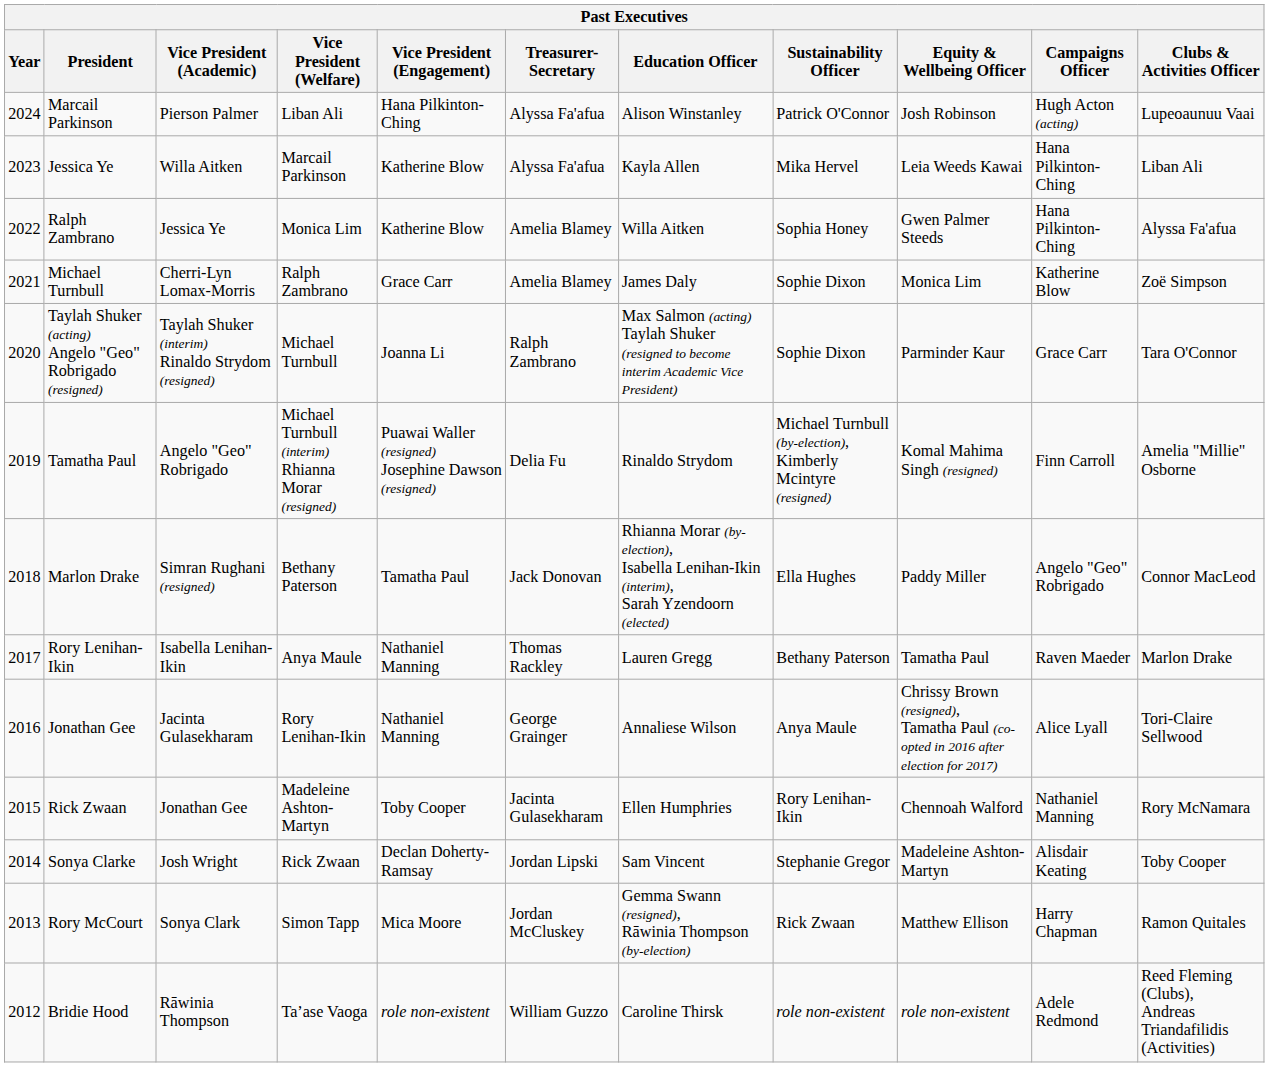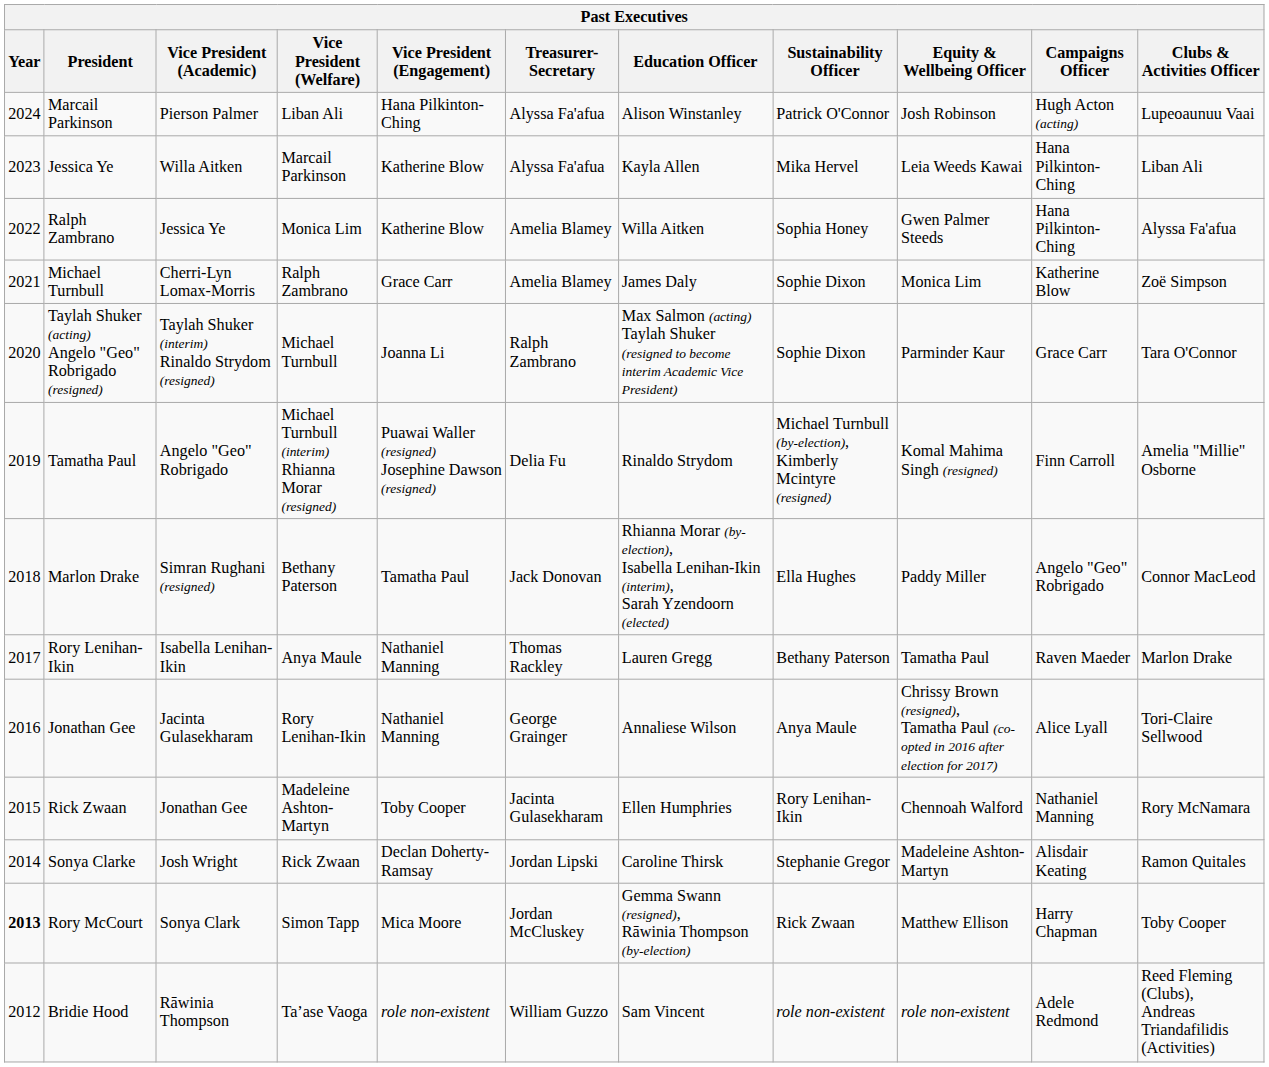(663, 861) Sam Vincent -> (673, 861) Caroline Thirsk
(1183, 861) Toby Cooper -> (1193, 861) Ramon Quitales
(24, 923) normal -> (24, 923) bold
(1193, 923) Ramon Quitales -> (1183, 923) Toby Cooper
(673, 1012) Caroline Thirsk -> (663, 1012) Sam Vincent
